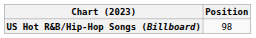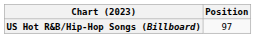(227, 26) 98 -> (227, 26) 97
